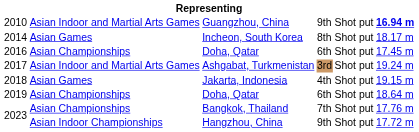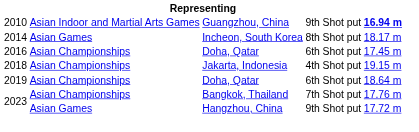- row: (16, 66)
(61, 80) Asian Games -> (80, 66) Asian Championships
(96, 123) Asian Indoor Championships -> (61, 109) Asian Games
